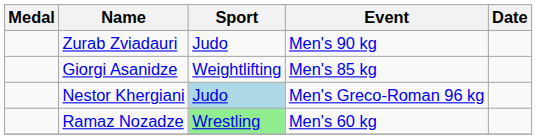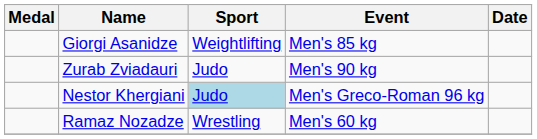rows swapped: (120, 44) <-> (120, 70)
(226, 122) lightgreen background -> (226, 122) no background
